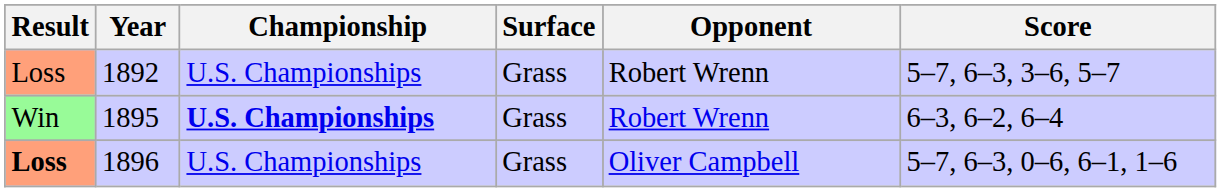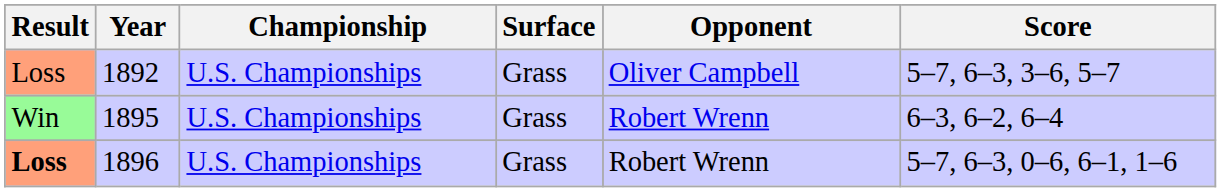(689, 72) Robert Wrenn -> (704, 72) Oliver Campbell
(310, 117) bold -> (304, 117) normal
(704, 162) Oliver Campbell -> (689, 162) Robert Wrenn
